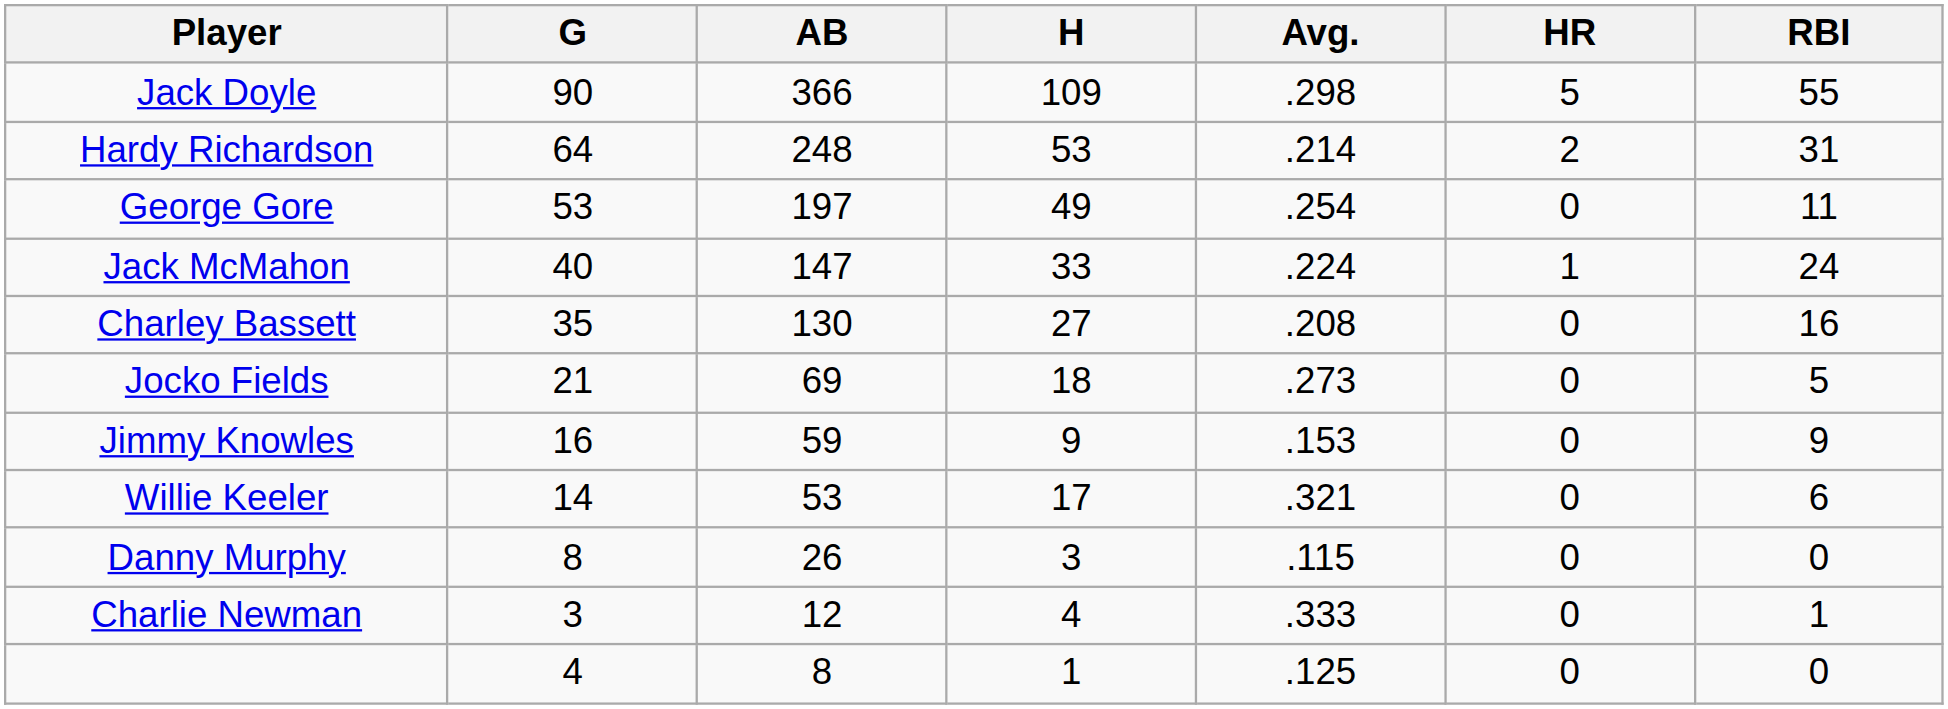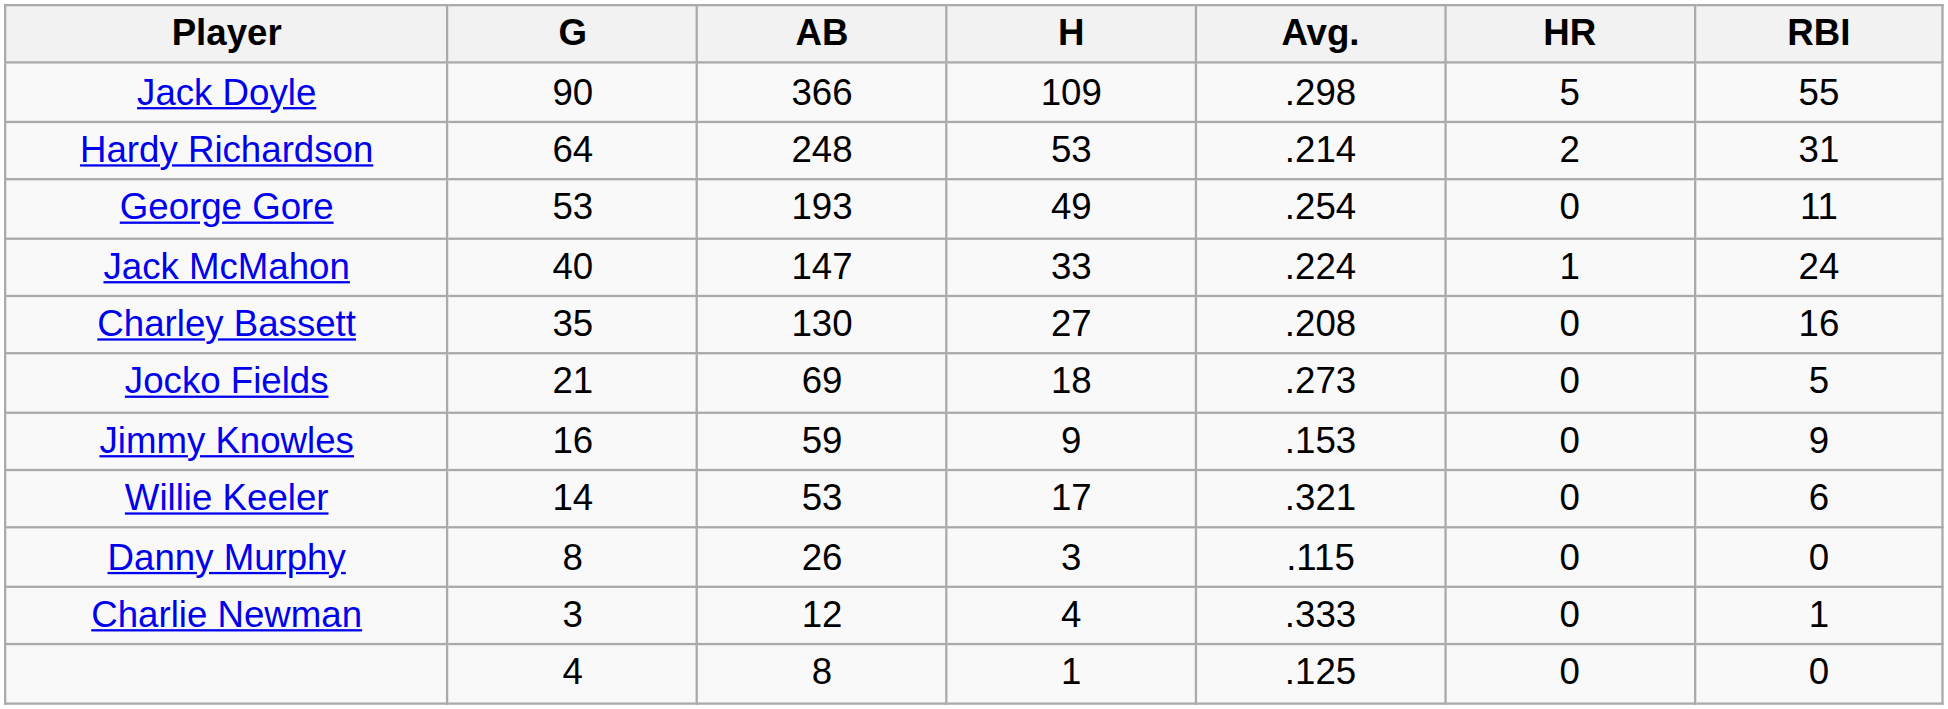(822, 207) 197 -> (822, 207) 193
